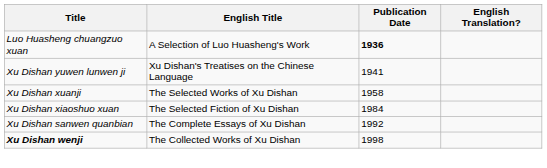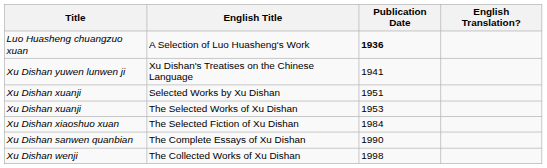+ row: (214, 93)
(372, 93) 1958 -> (372, 108) 1953
(372, 124) 1992 -> (372, 140) 1990
(45, 140) bold -> (42, 155) normal
